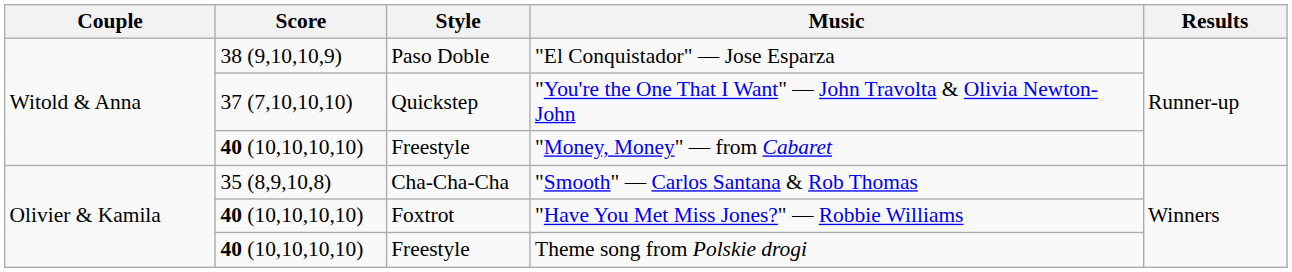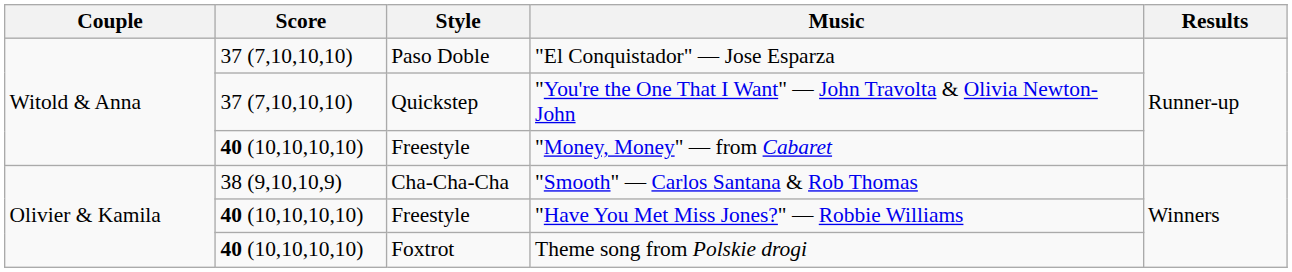(281, 55) 38 (9,10,10,9) -> (287, 55) 37 (7,10,10,10)
(276, 181) 35 (8,9,10,8) -> (281, 181) 38 (9,10,10,9)
(423, 215) Foxtrot -> (430, 215) Freestyle
(430, 249) Freestyle -> (423, 249) Foxtrot
